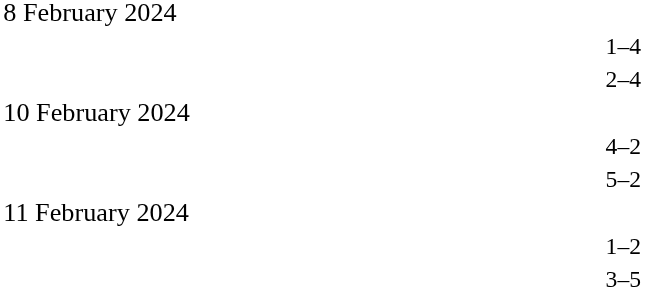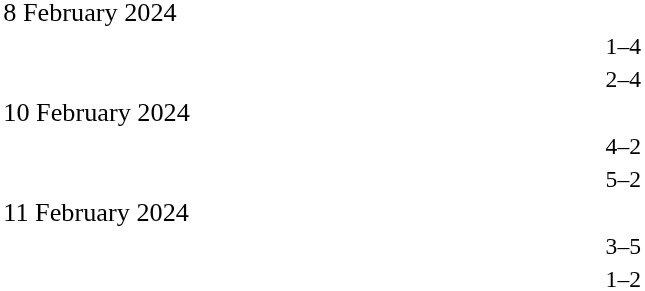rows swapped: (259, 279) <-> (259, 247)
